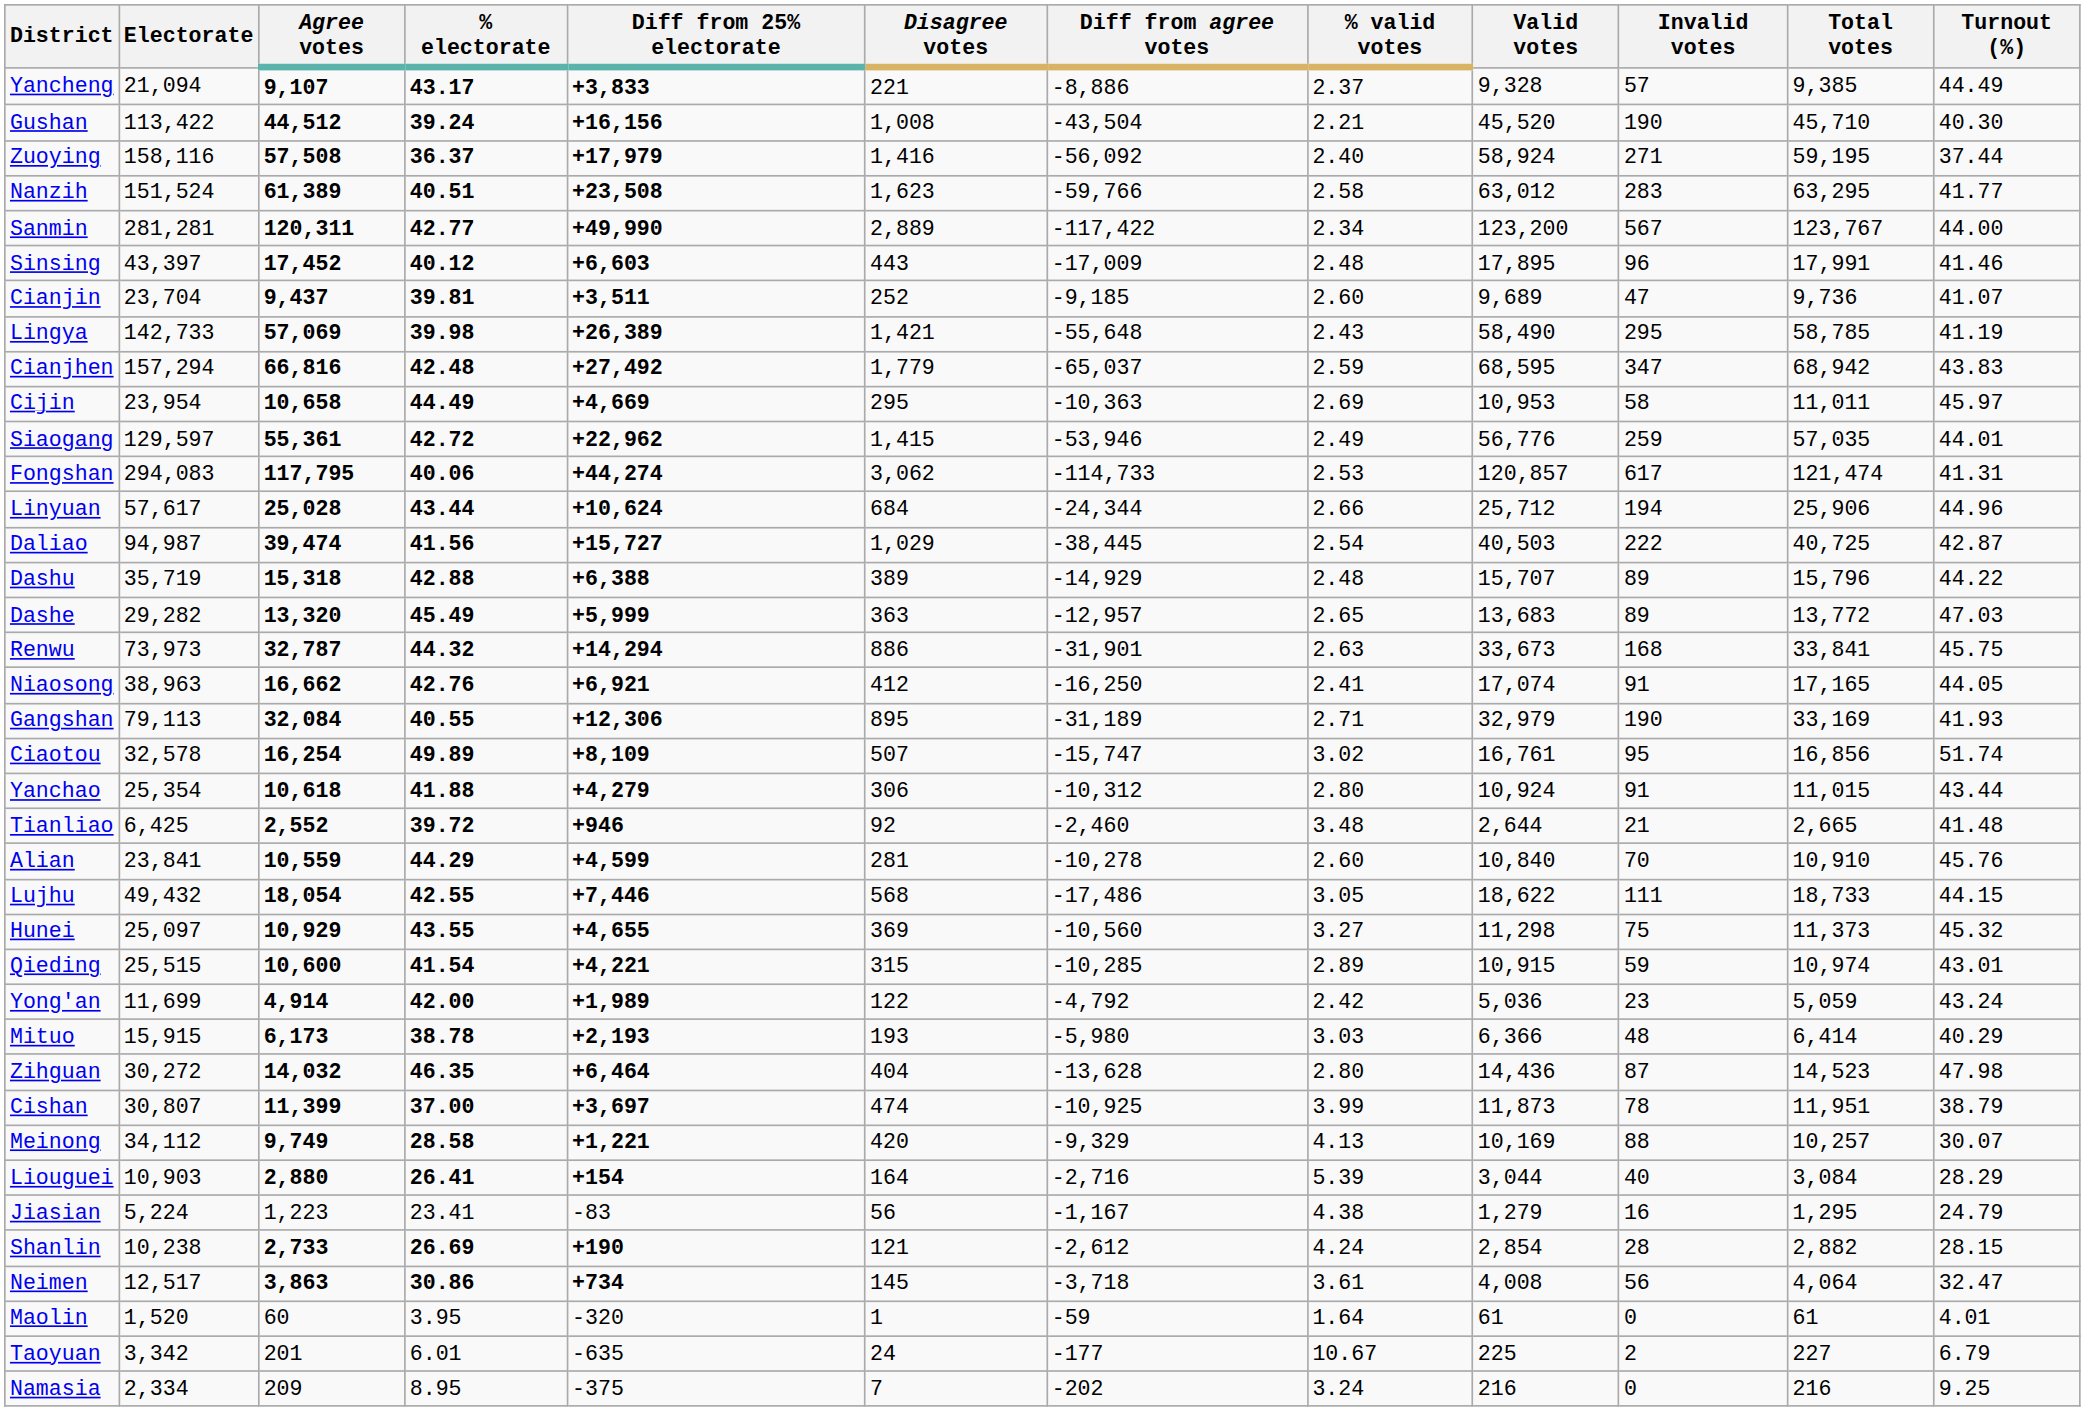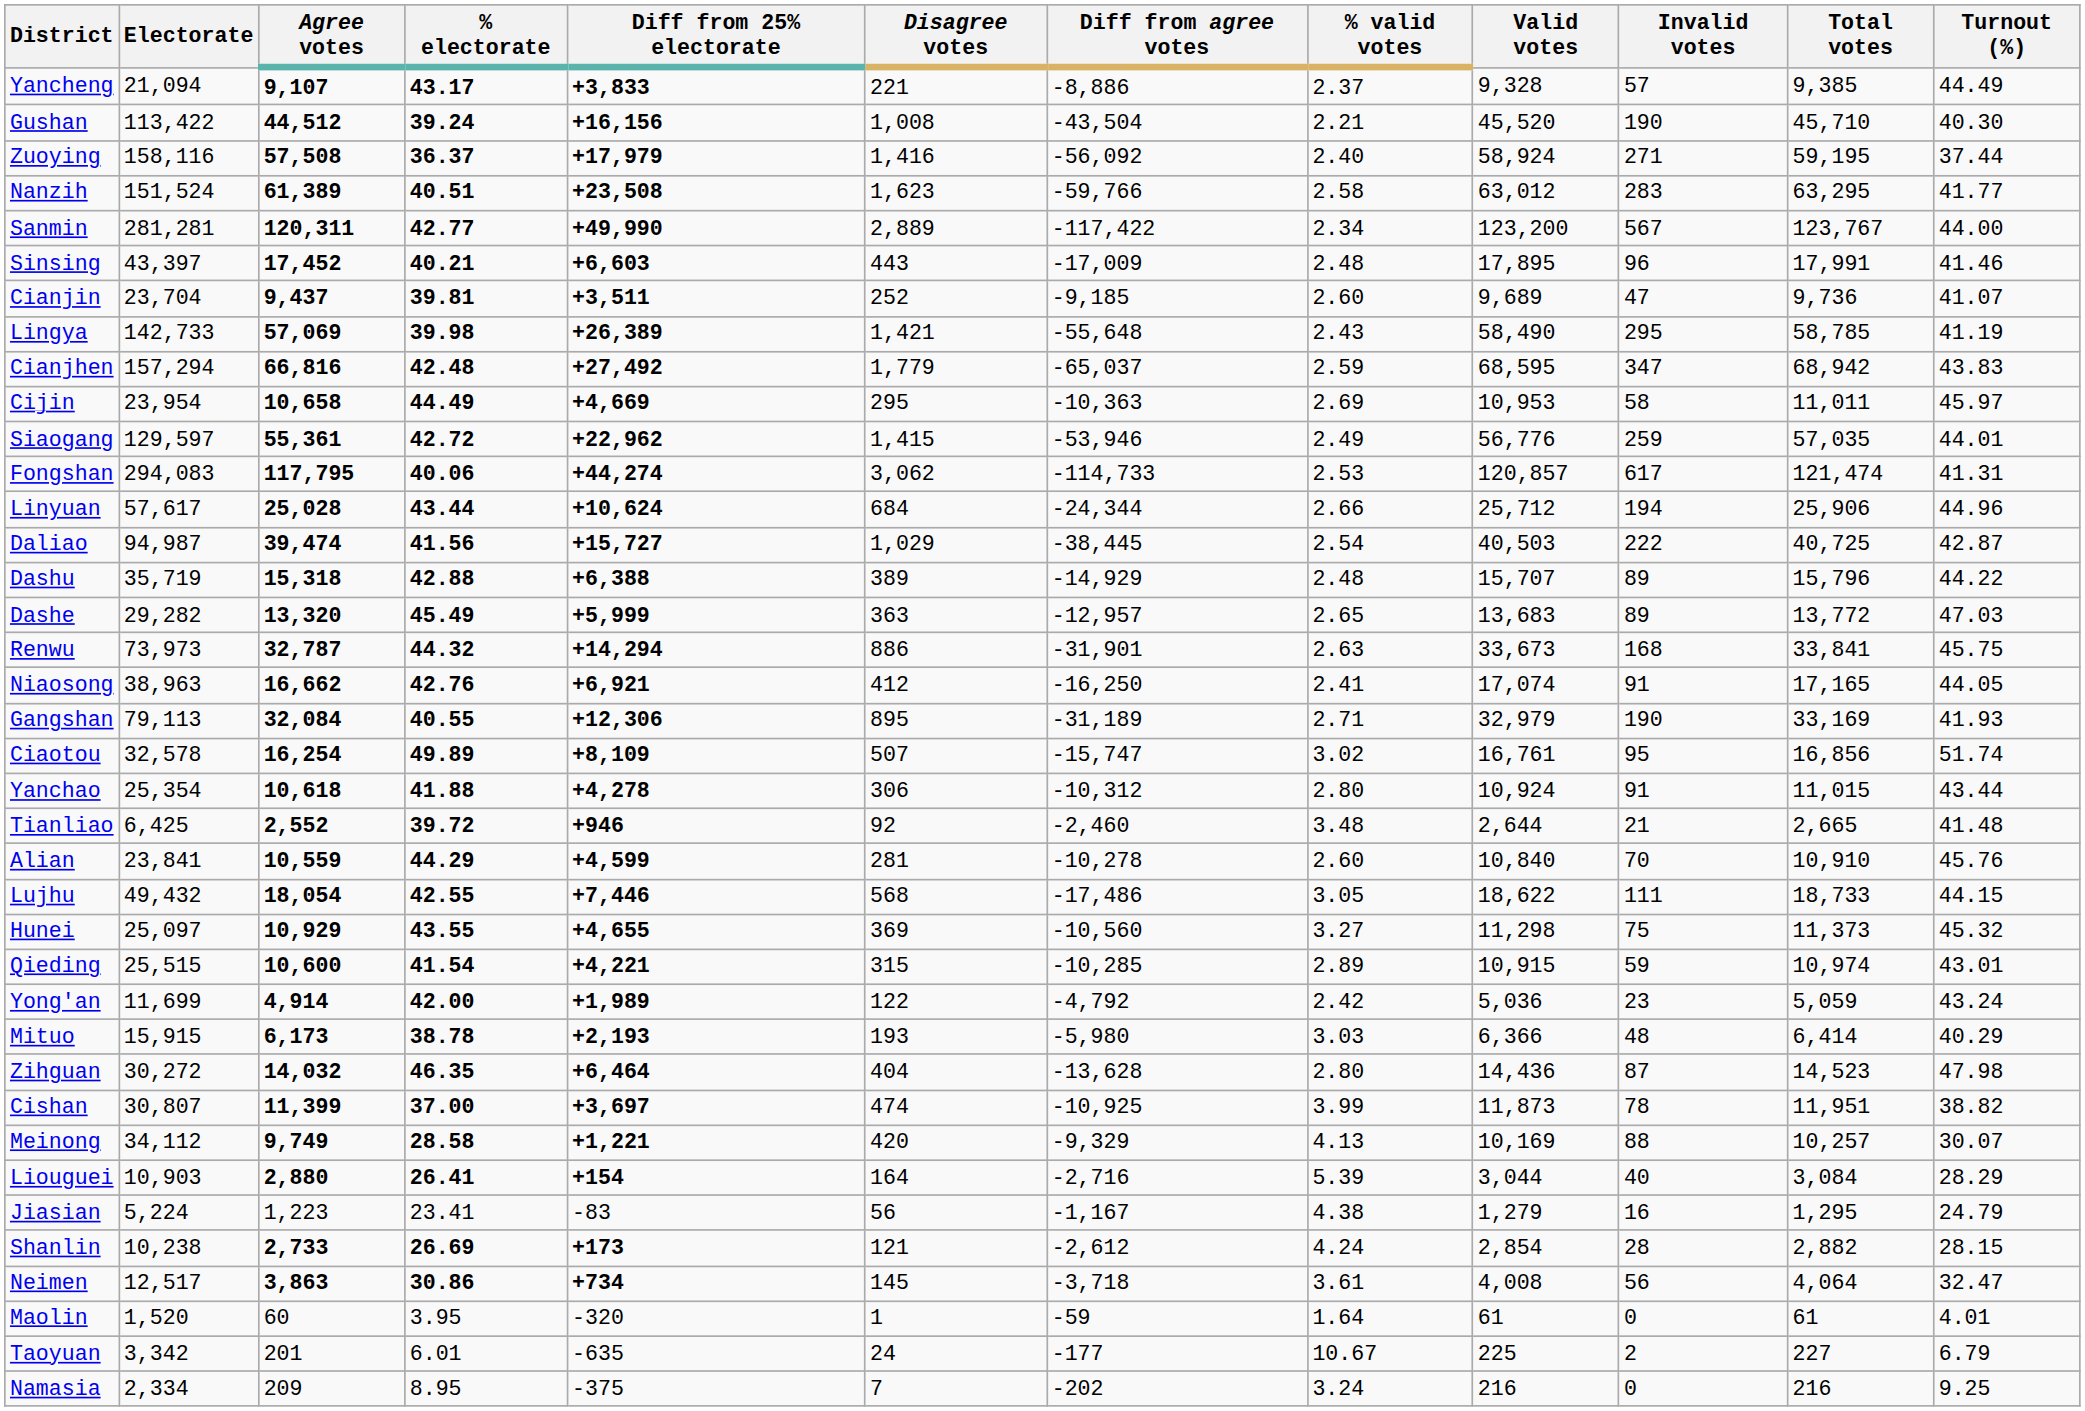(442, 263) 40.12 -> (442, 263) 40.21
(611, 791) +4,279 -> (611, 791) +4,278
(1971, 1107) 38.79 -> (1971, 1107) 38.82
(598, 1248) +190 -> (598, 1248) +173
